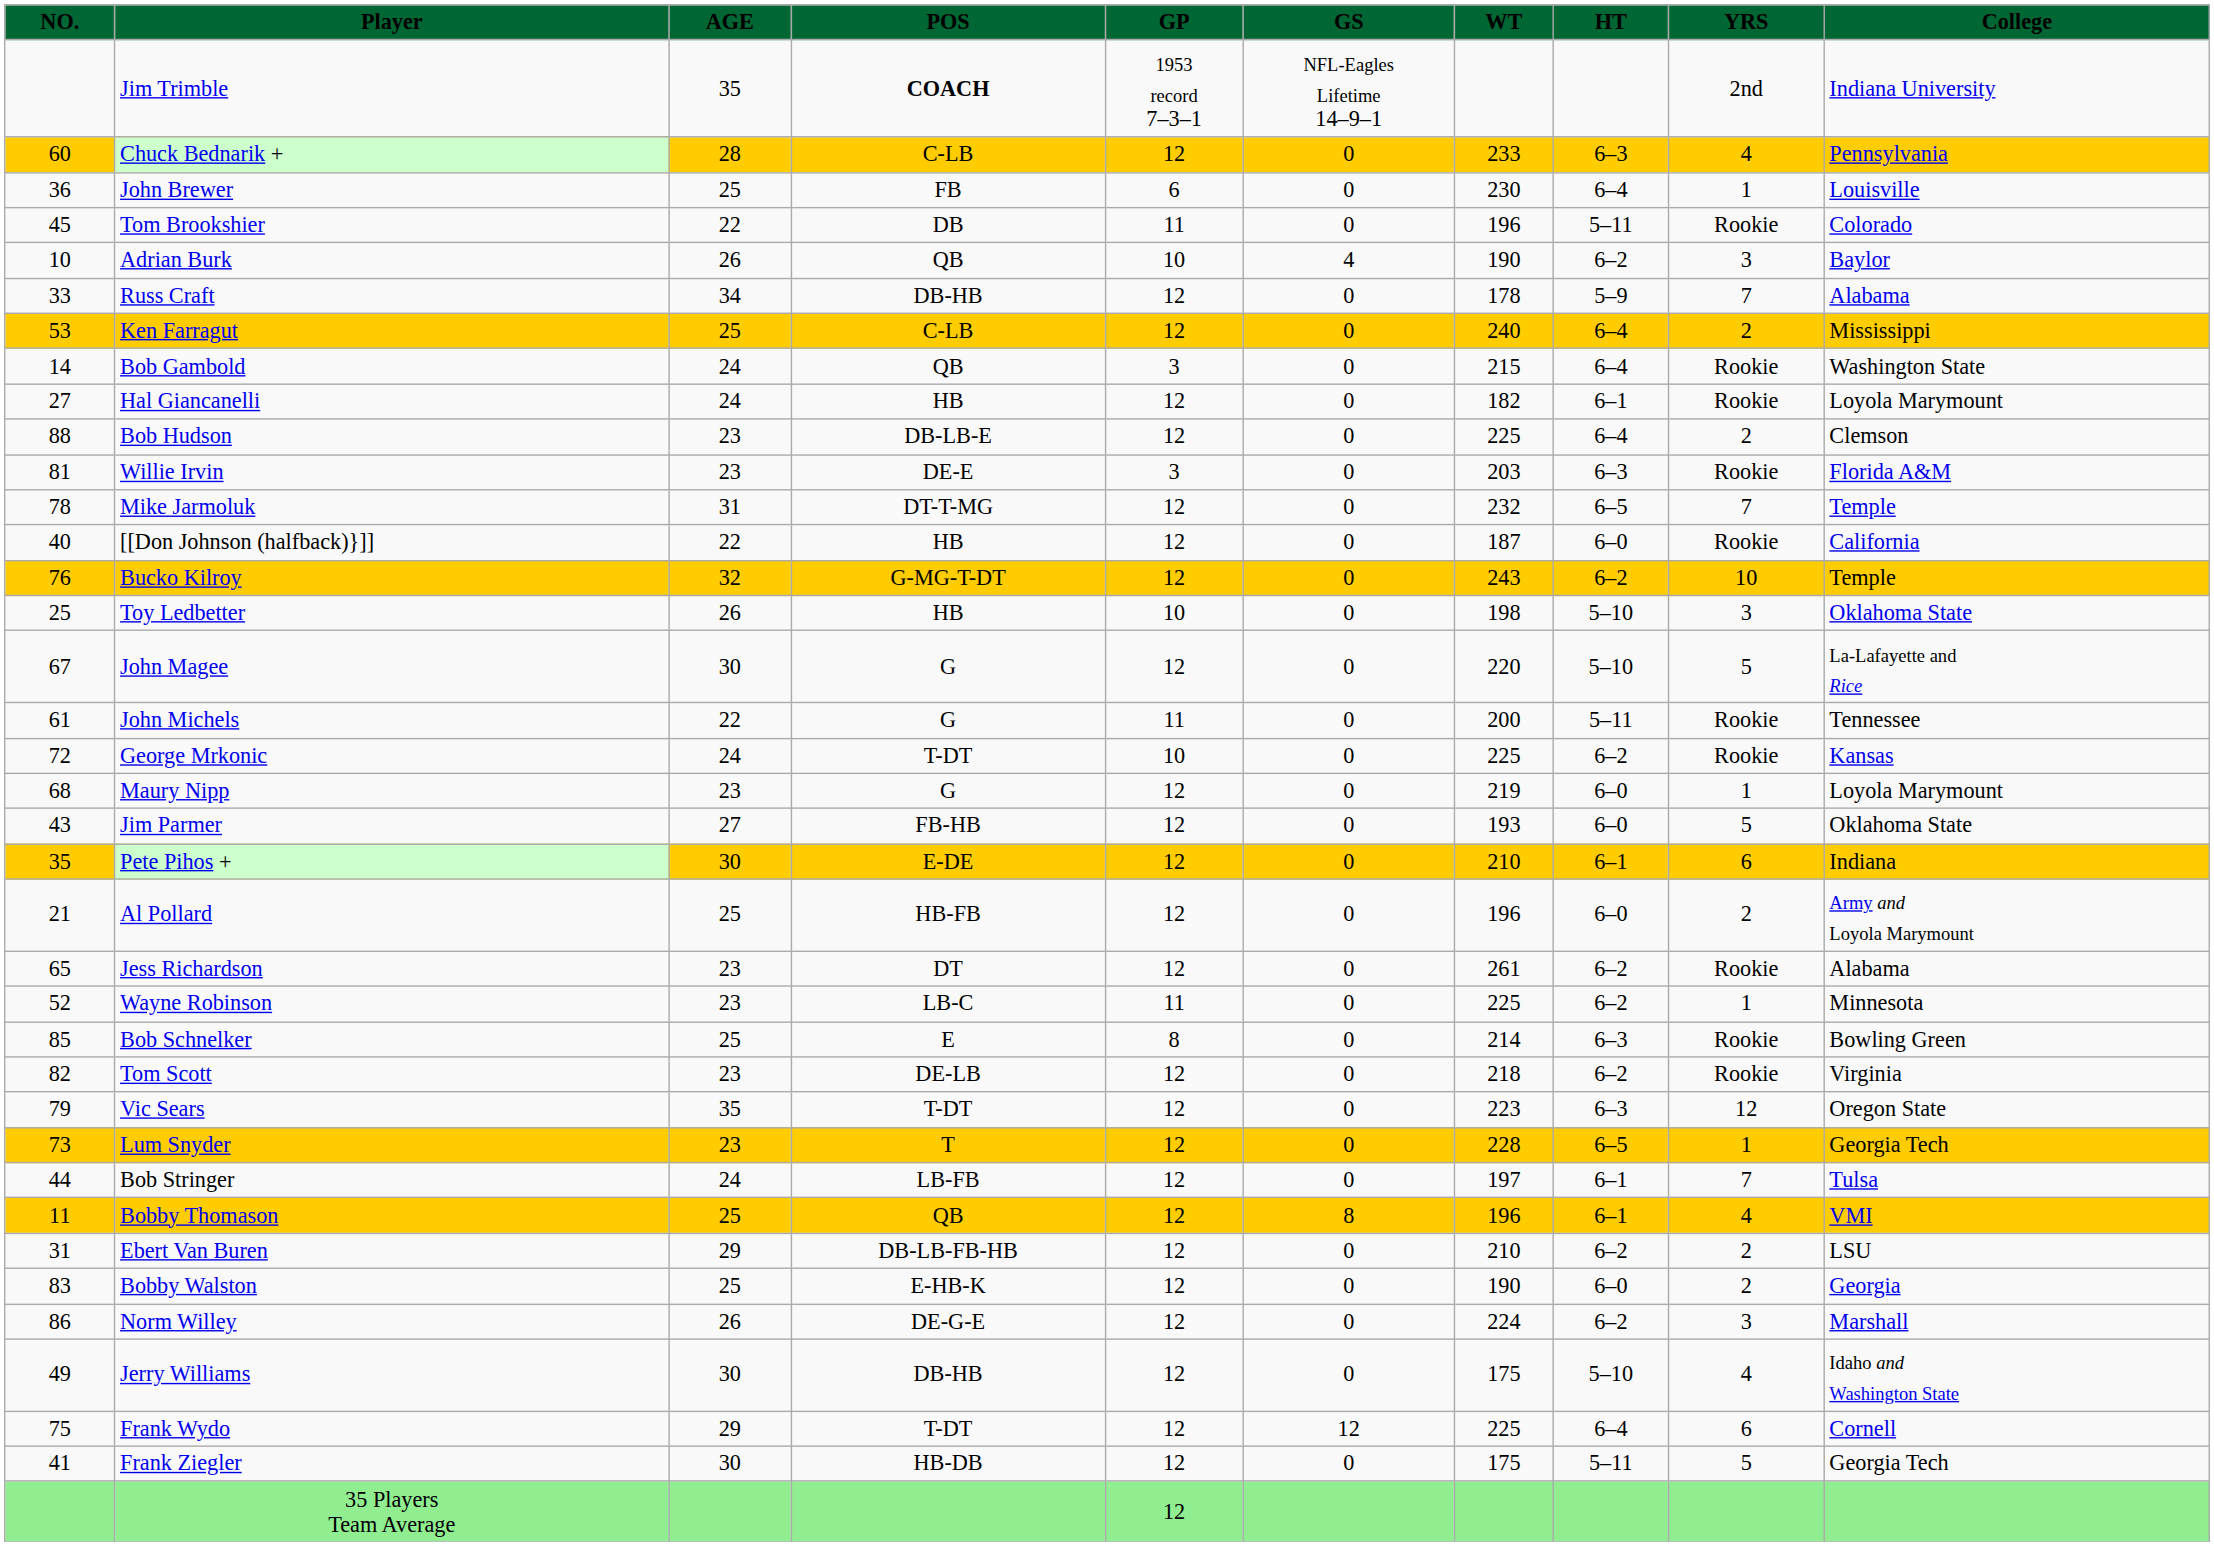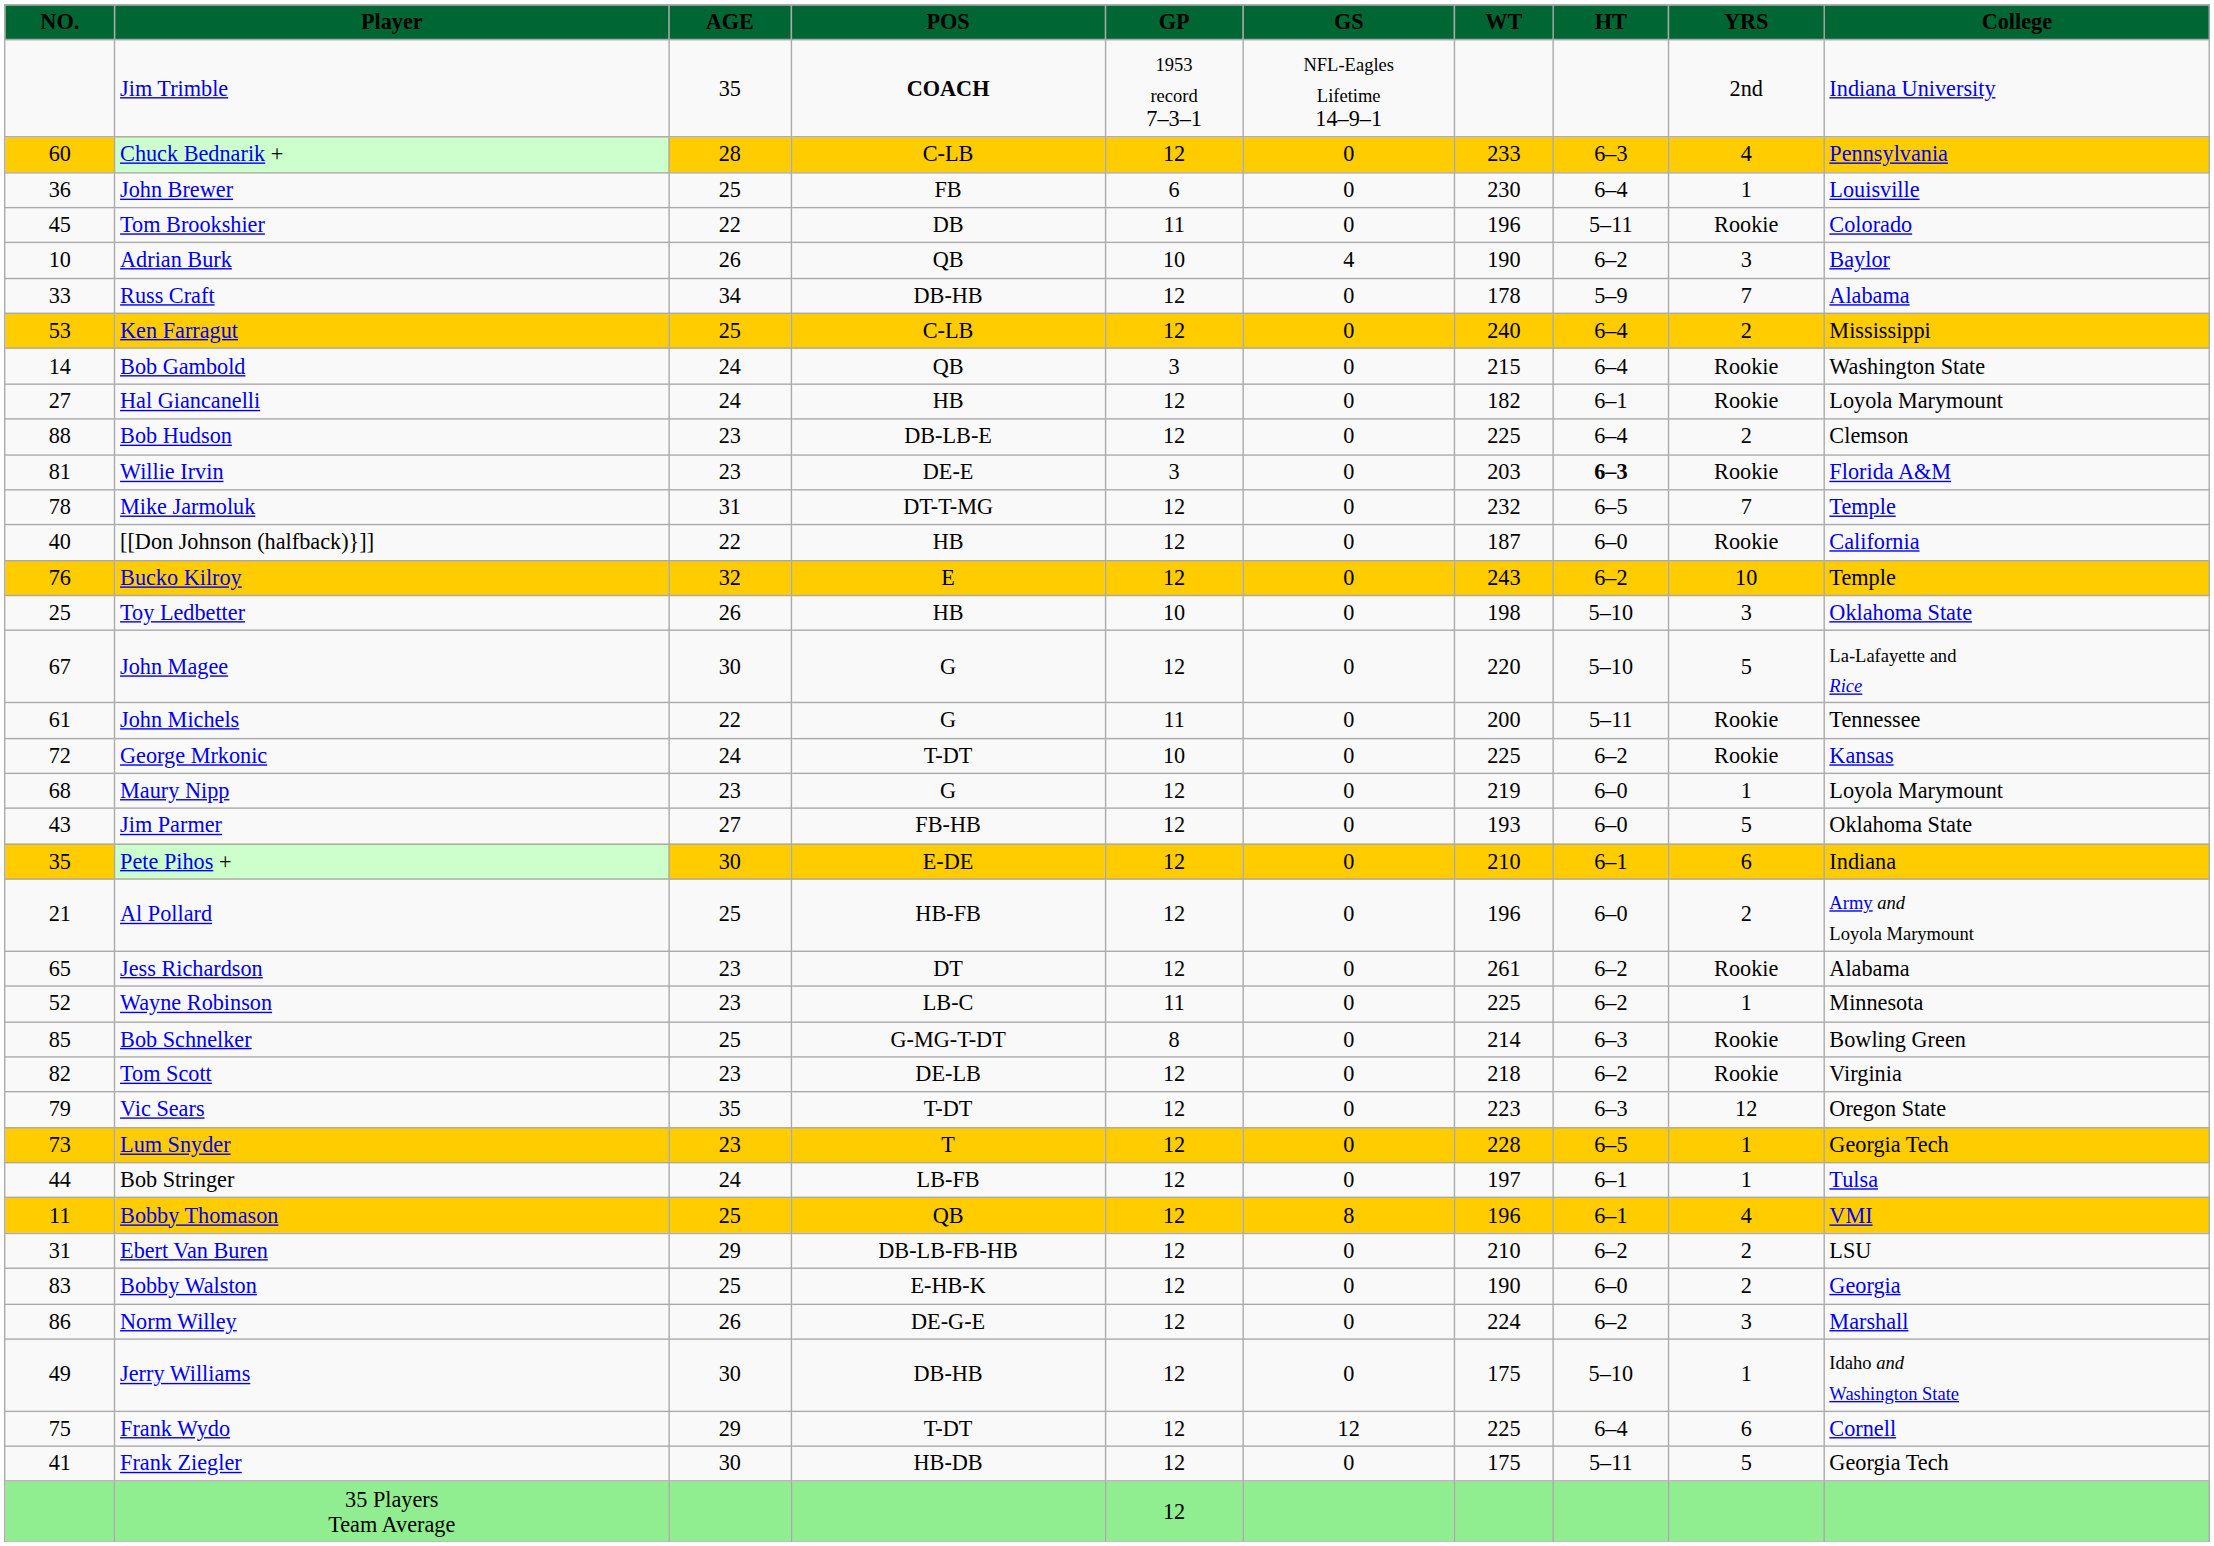(1611, 471) normal -> (1611, 471) bold
(948, 577) G-MG-T-DT -> (948, 577) E
(948, 1038) E -> (948, 1038) G-MG-T-DT
(1746, 1180) 7 -> (1746, 1180) 1
(1746, 1374) 4 -> (1746, 1374) 1
